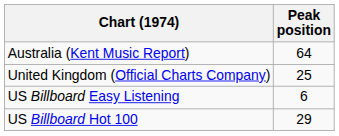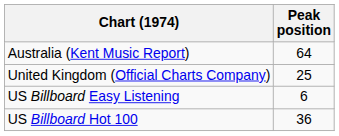(304, 119) 29 -> (304, 119) 36
